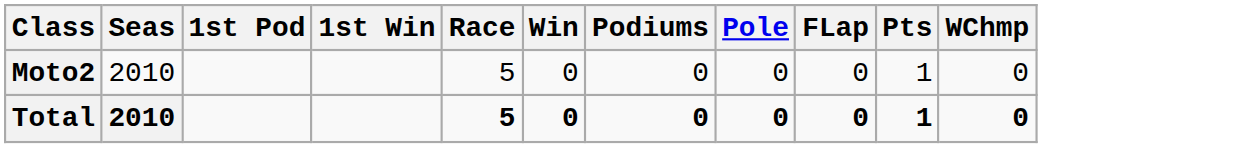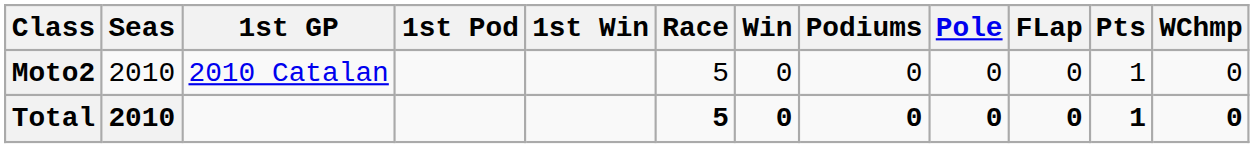+ column: (289, 28)
